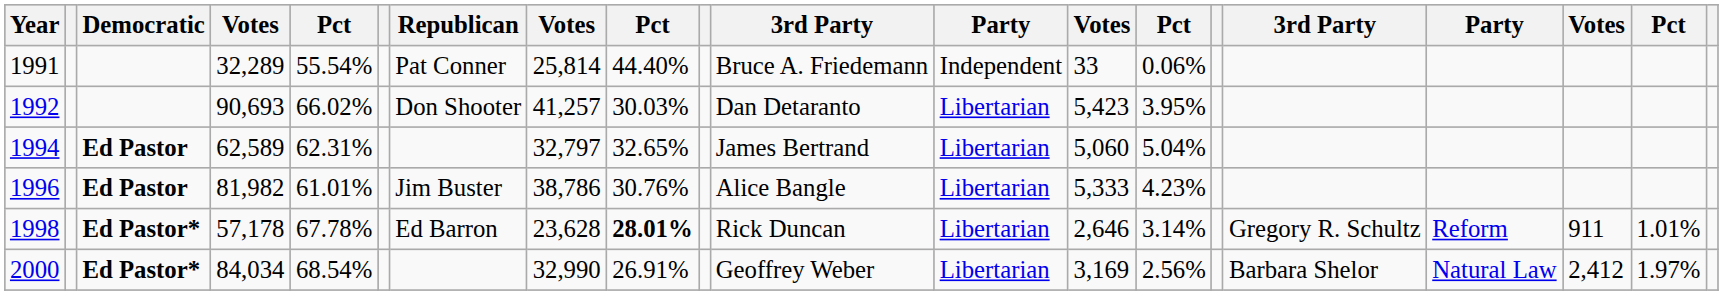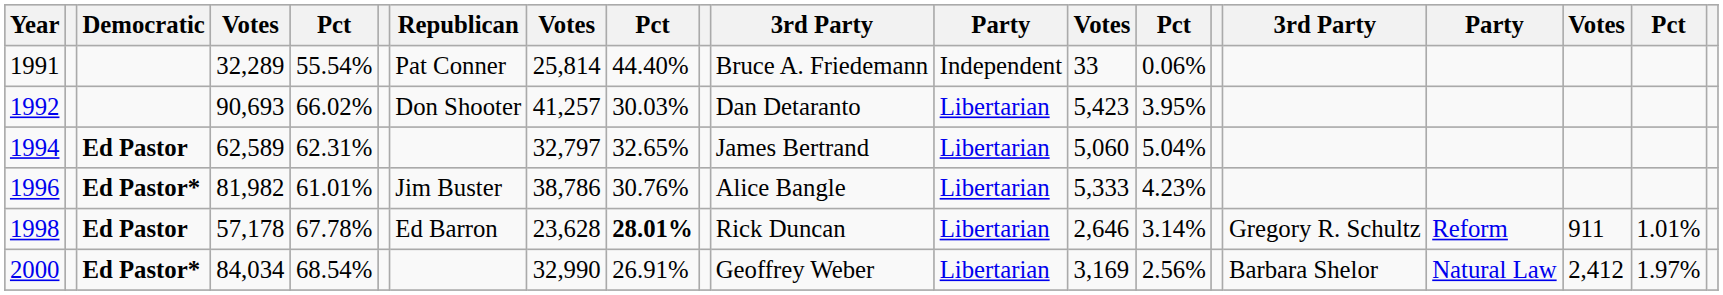(135, 188) Ed Pastor -> (141, 188) Ed Pastor*
(141, 229) Ed Pastor* -> (135, 229) Ed Pastor
